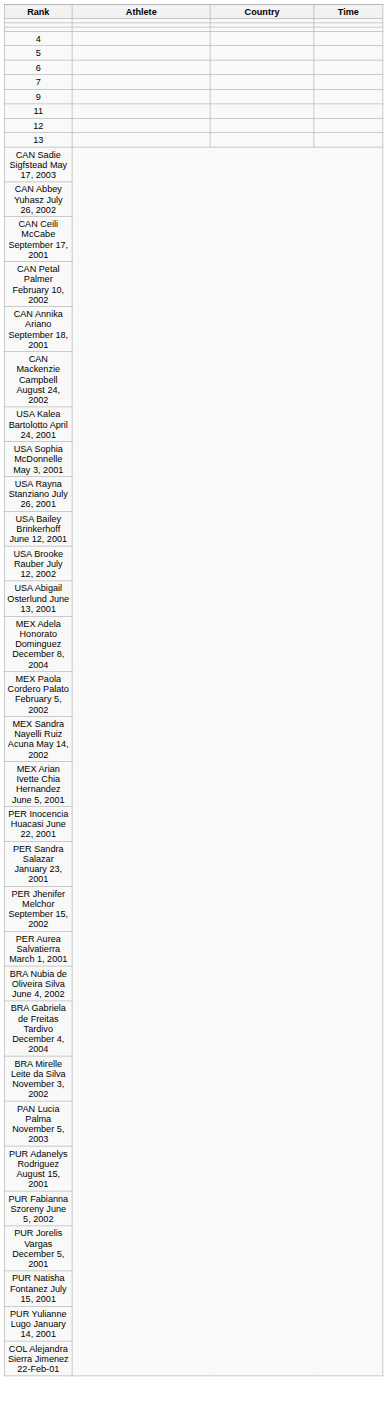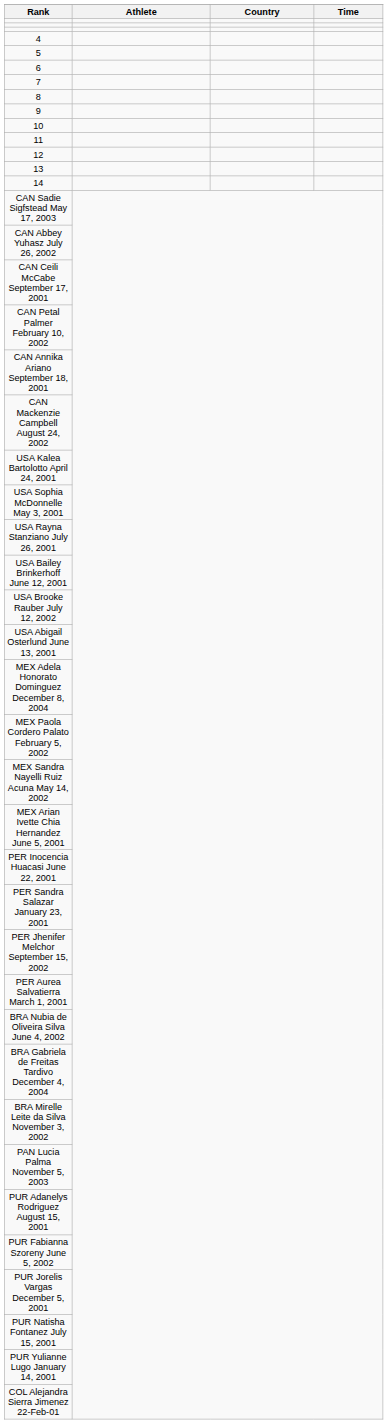+ row: (38, 97)
+ row: (38, 125)
+ row: (38, 183)
